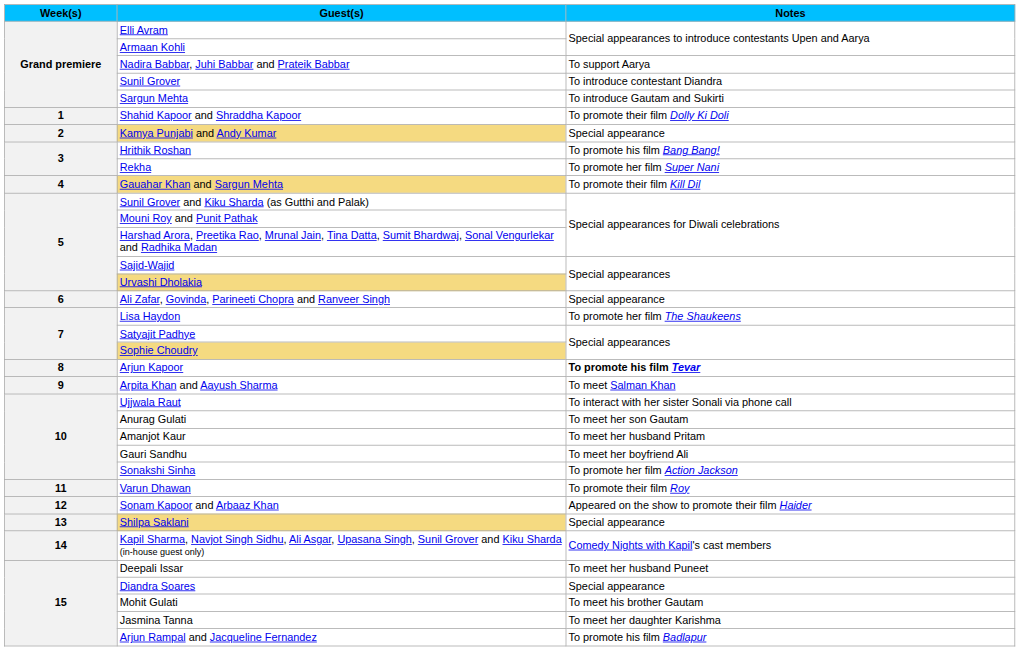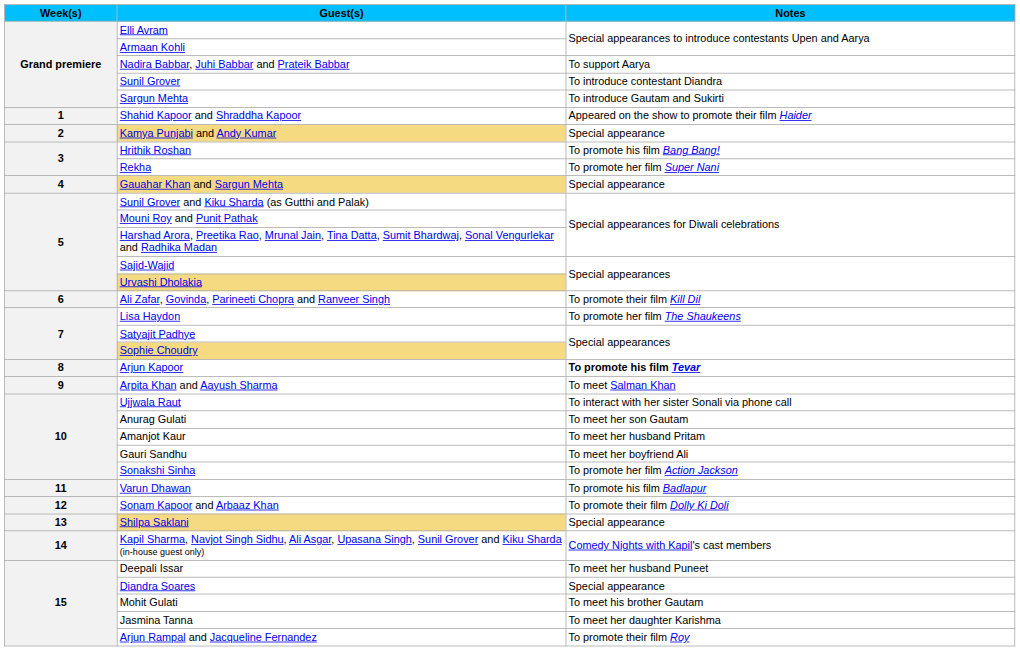(649, 115) To promote their film Dolly Ki Doli -> (690, 115) Appeared on the show to promote their film Haider
(634, 184) To promote their film Kill Dil -> (617, 184) Special appearance
(617, 299) Special appearance -> (634, 299) To promote their film Kill Dil
(629, 488) To promote their film Roy -> (637, 488) To promote his film Badlapur
(690, 505) Appeared on the show to promote their film Haider -> (649, 505) To promote their film Dolly Ki Doli
(637, 637) To promote his film Badlapur -> (629, 637) To promote their film Roy
